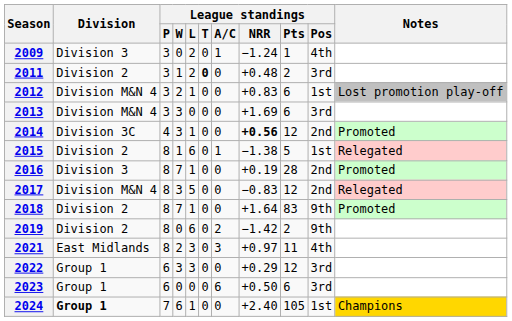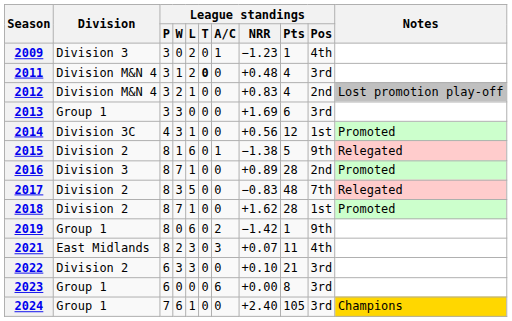(260, 53) −1.24 -> (260, 53) −1.23
(92, 73) Division 2 -> (107, 73) Division M&N 4
(287, 73) 2 -> (287, 73) 4
(287, 92) 6 -> (287, 92) 4
(321, 92) 1st -> (321, 92) 2nd
(107, 112) Division M&N 4 -> (81, 112) Group 1
(260, 131) bold -> (260, 131) normal
(321, 131) 2nd -> (321, 131) 1st
(321, 151) 1st -> (321, 151) 9th
(260, 170) +0.19 -> (260, 170) +0.89
(107, 190) Division M&N 4 -> (92, 190) Division 2
(290, 190) 12 -> (290, 190) 48
(321, 190) 2nd -> (321, 190) 7th
(260, 209) +1.64 -> (260, 209) +1.62
(290, 209) 83 -> (290, 209) 28
(321, 209) 9th -> (321, 209) 1st
(92, 229) Division 2 -> (81, 229) Group 1
(287, 229) 2 -> (287, 229) 1
(260, 248) +0.97 -> (260, 248) +0.07
(81, 268) Group 1 -> (92, 268) Division 2
(260, 268) +0.29 -> (260, 268) +0.10
(290, 268) 12 -> (290, 268) 21
(260, 287) +0.50 -> (260, 287) +0.00
(287, 287) 6 -> (287, 287) 8
(81, 307) bold -> (81, 307) normal
(321, 307) 1st -> (321, 307) 3rd
